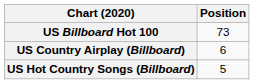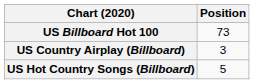(223, 50) 6 -> (223, 50) 3
